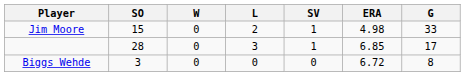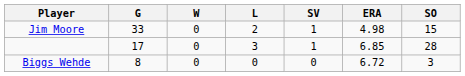columns swapped: (431, 13) <-> (138, 13)
